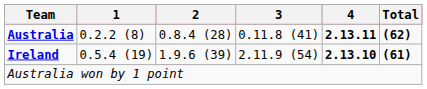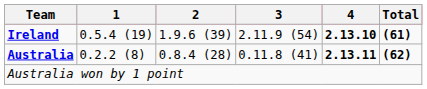rows swapped: (33, 54) <-> (40, 34)
